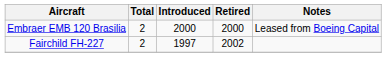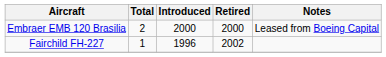(142, 44) 2 -> (142, 44) 1
(185, 44) 1997 -> (185, 44) 1996
